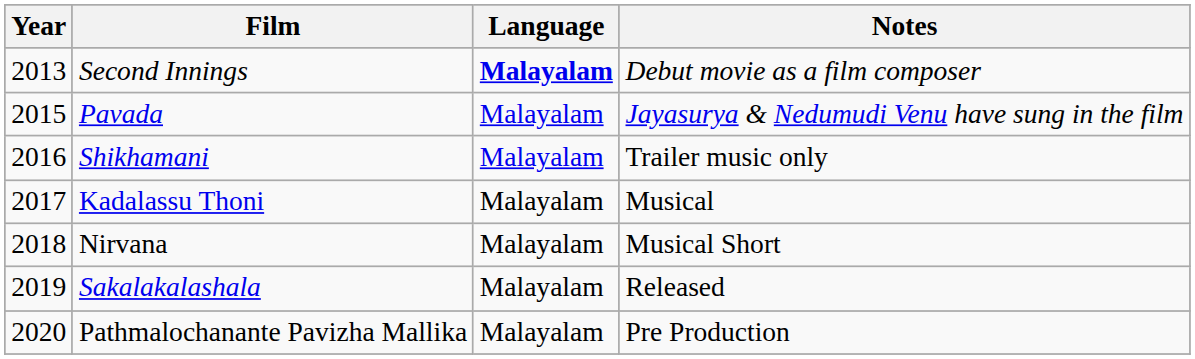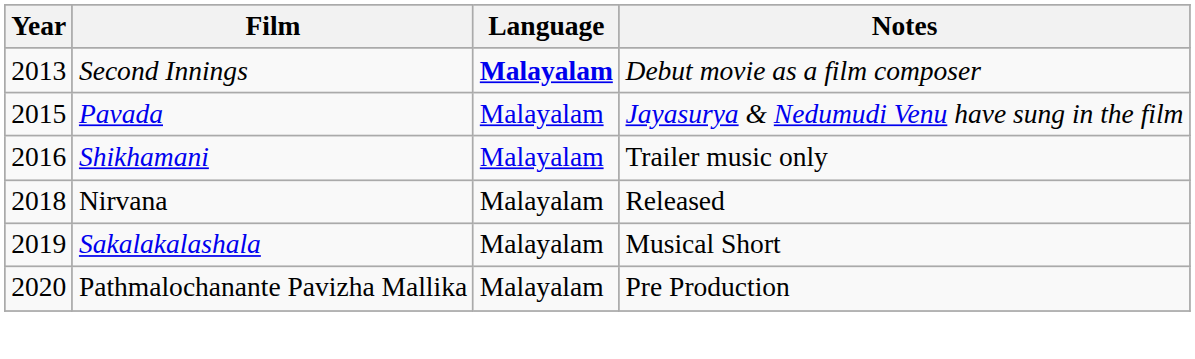- row: (172, 200)
(703, 244) Musical Short -> (675, 200) Released
(675, 288) Released -> (703, 244) Musical Short
